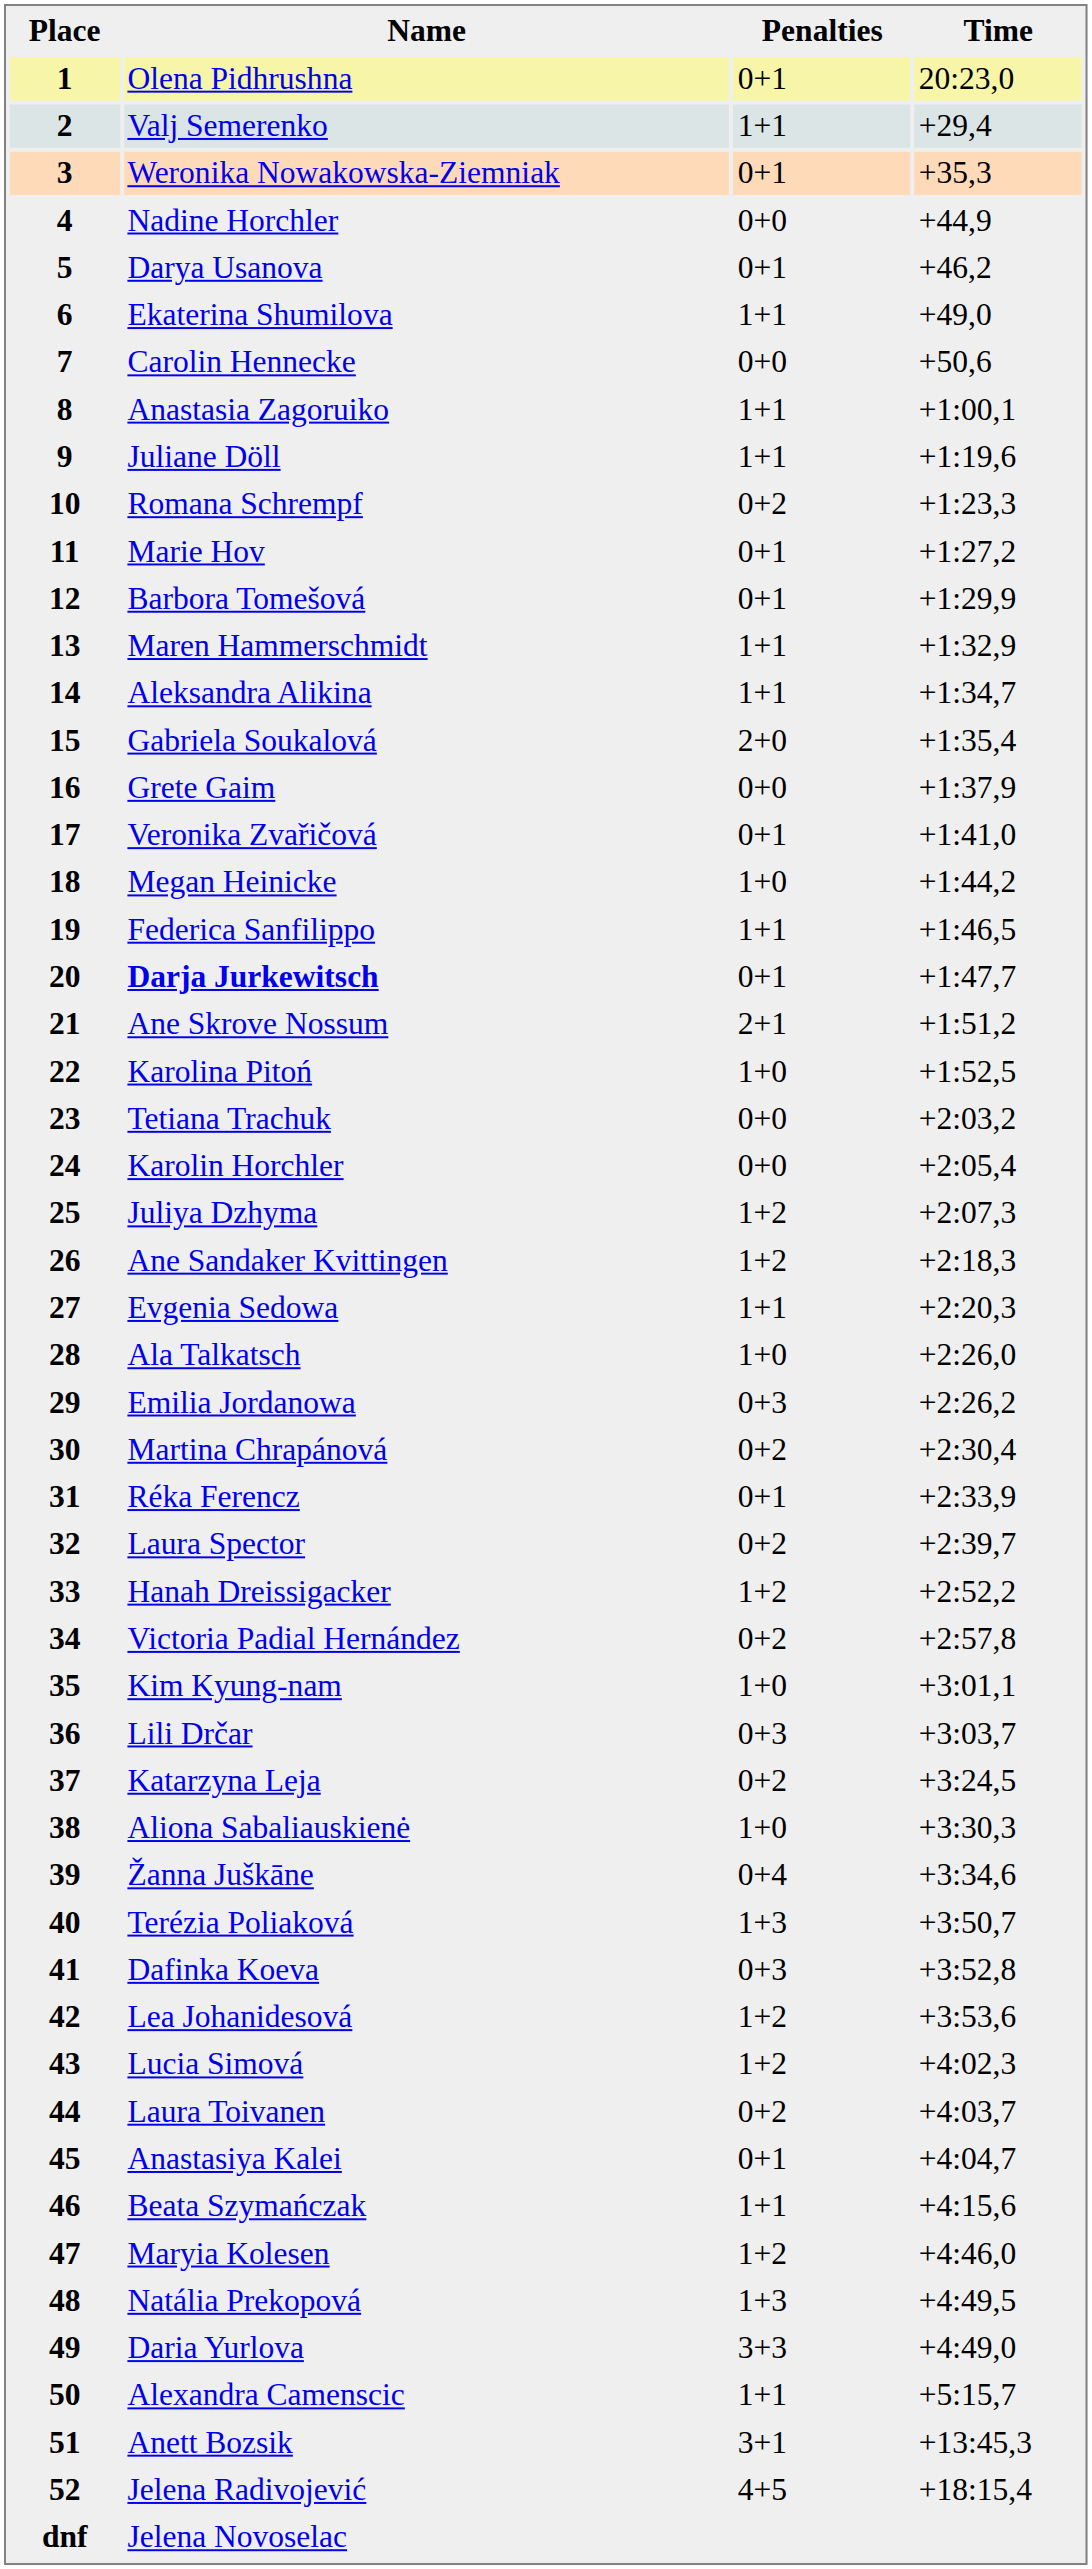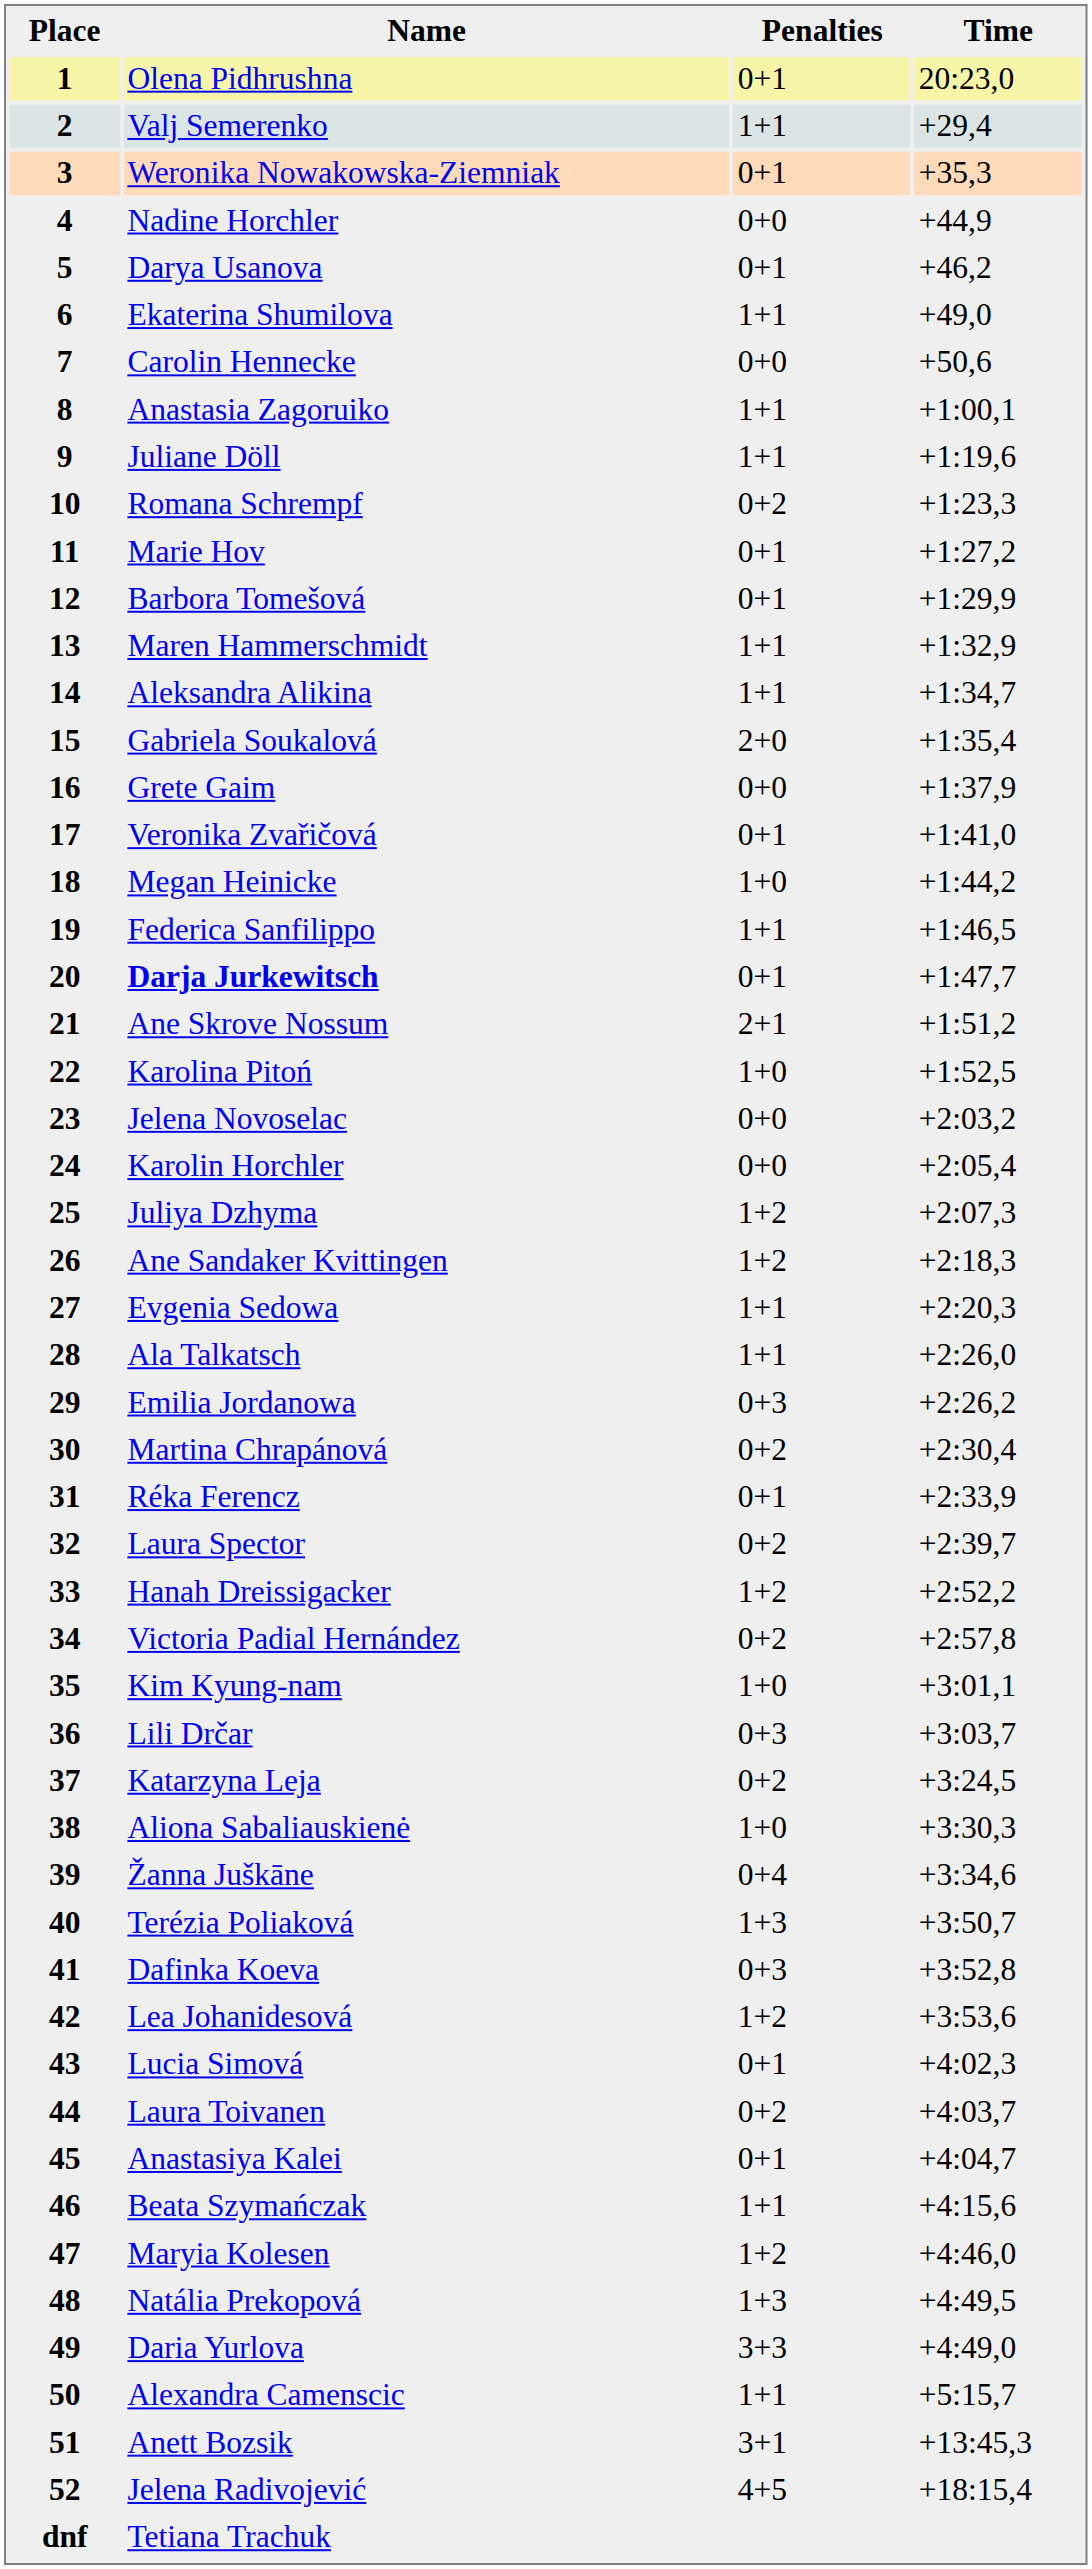(229, 1118) Tetiana Trachuk -> (237, 1118) Jelena Novoselac
(762, 1354) 1+0 -> (762, 1354) 1+1
(762, 2064) 1+2 -> (762, 2064) 0+1
(237, 2536) Jelena Novoselac -> (229, 2536) Tetiana Trachuk
